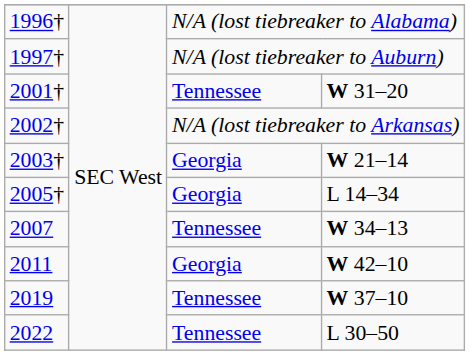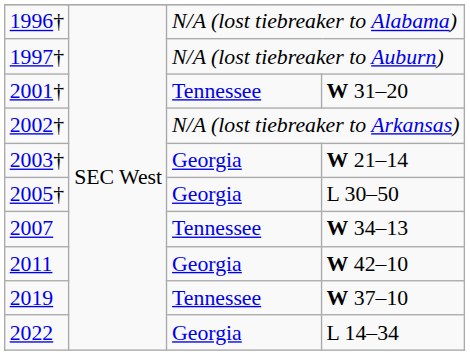(363, 194) L 14–34 -> (363, 194) L 30–50
(217, 332) Tennessee -> (207, 332) Georgia
(363, 332) L 30–50 -> (363, 332) L 14–34
